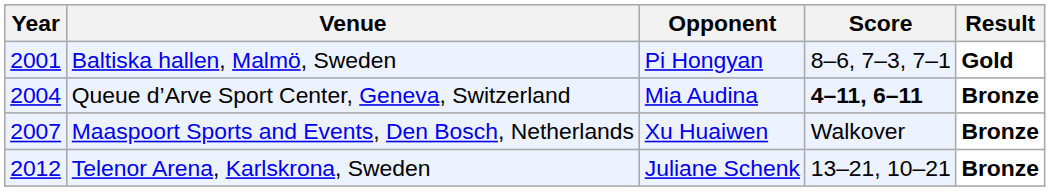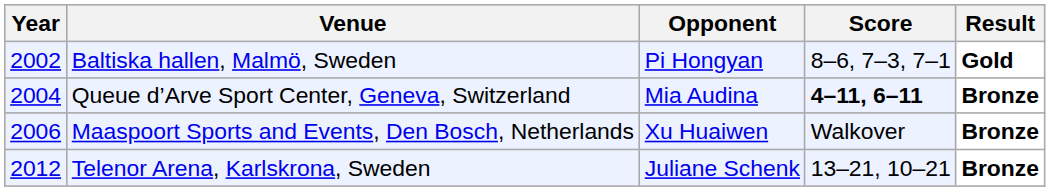(36, 59) 2001 -> (36, 59) 2002
(36, 132) 2007 -> (36, 132) 2006
